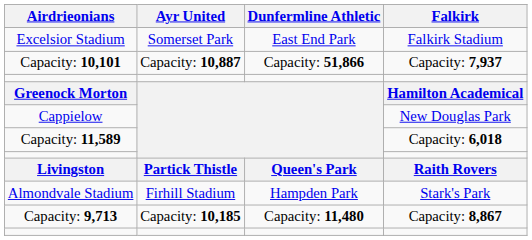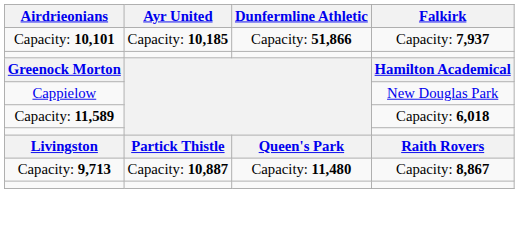- row: (71, 39)
(190, 62) Capacity: 10,887 -> (178, 39) Capacity: 10,185
- row: (71, 193)
(190, 216) Capacity: 10,185 -> (178, 169) Capacity: 10,887
